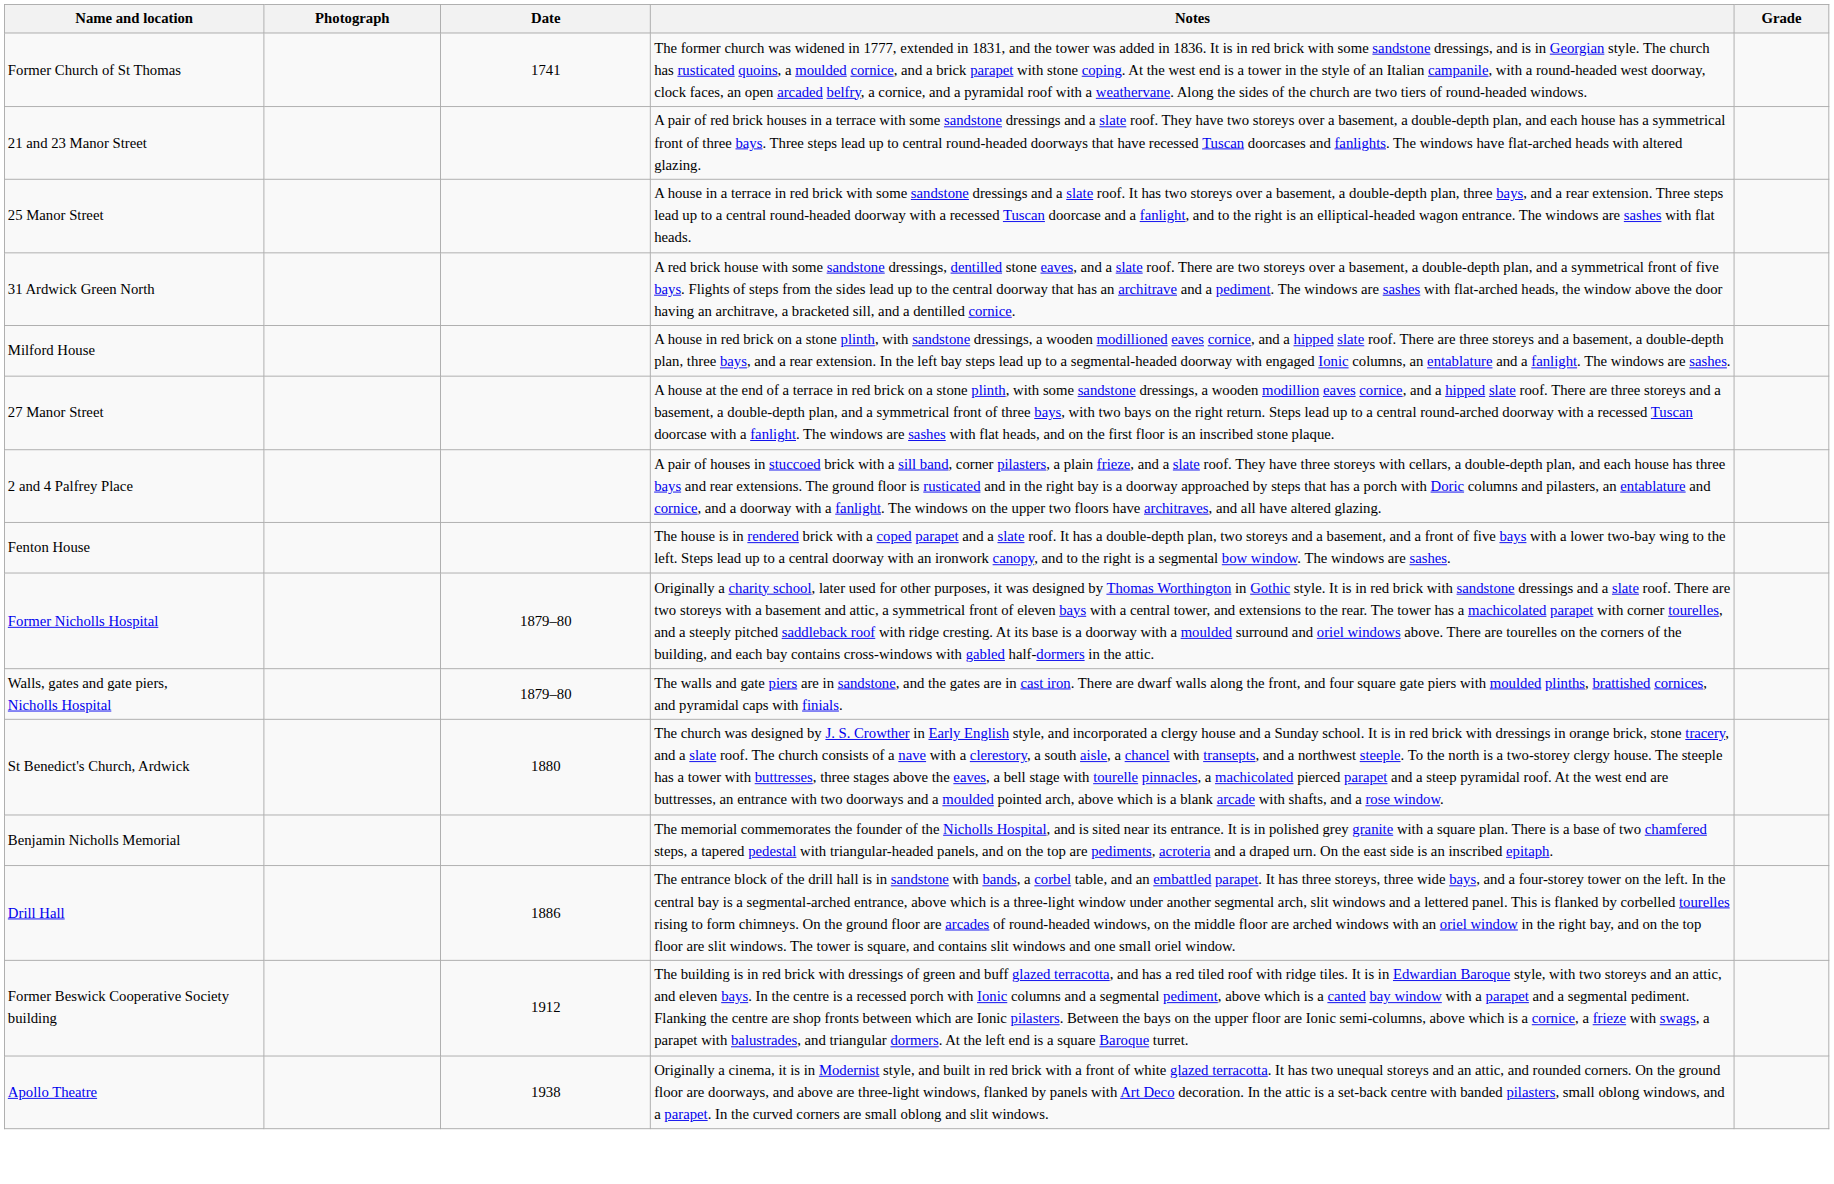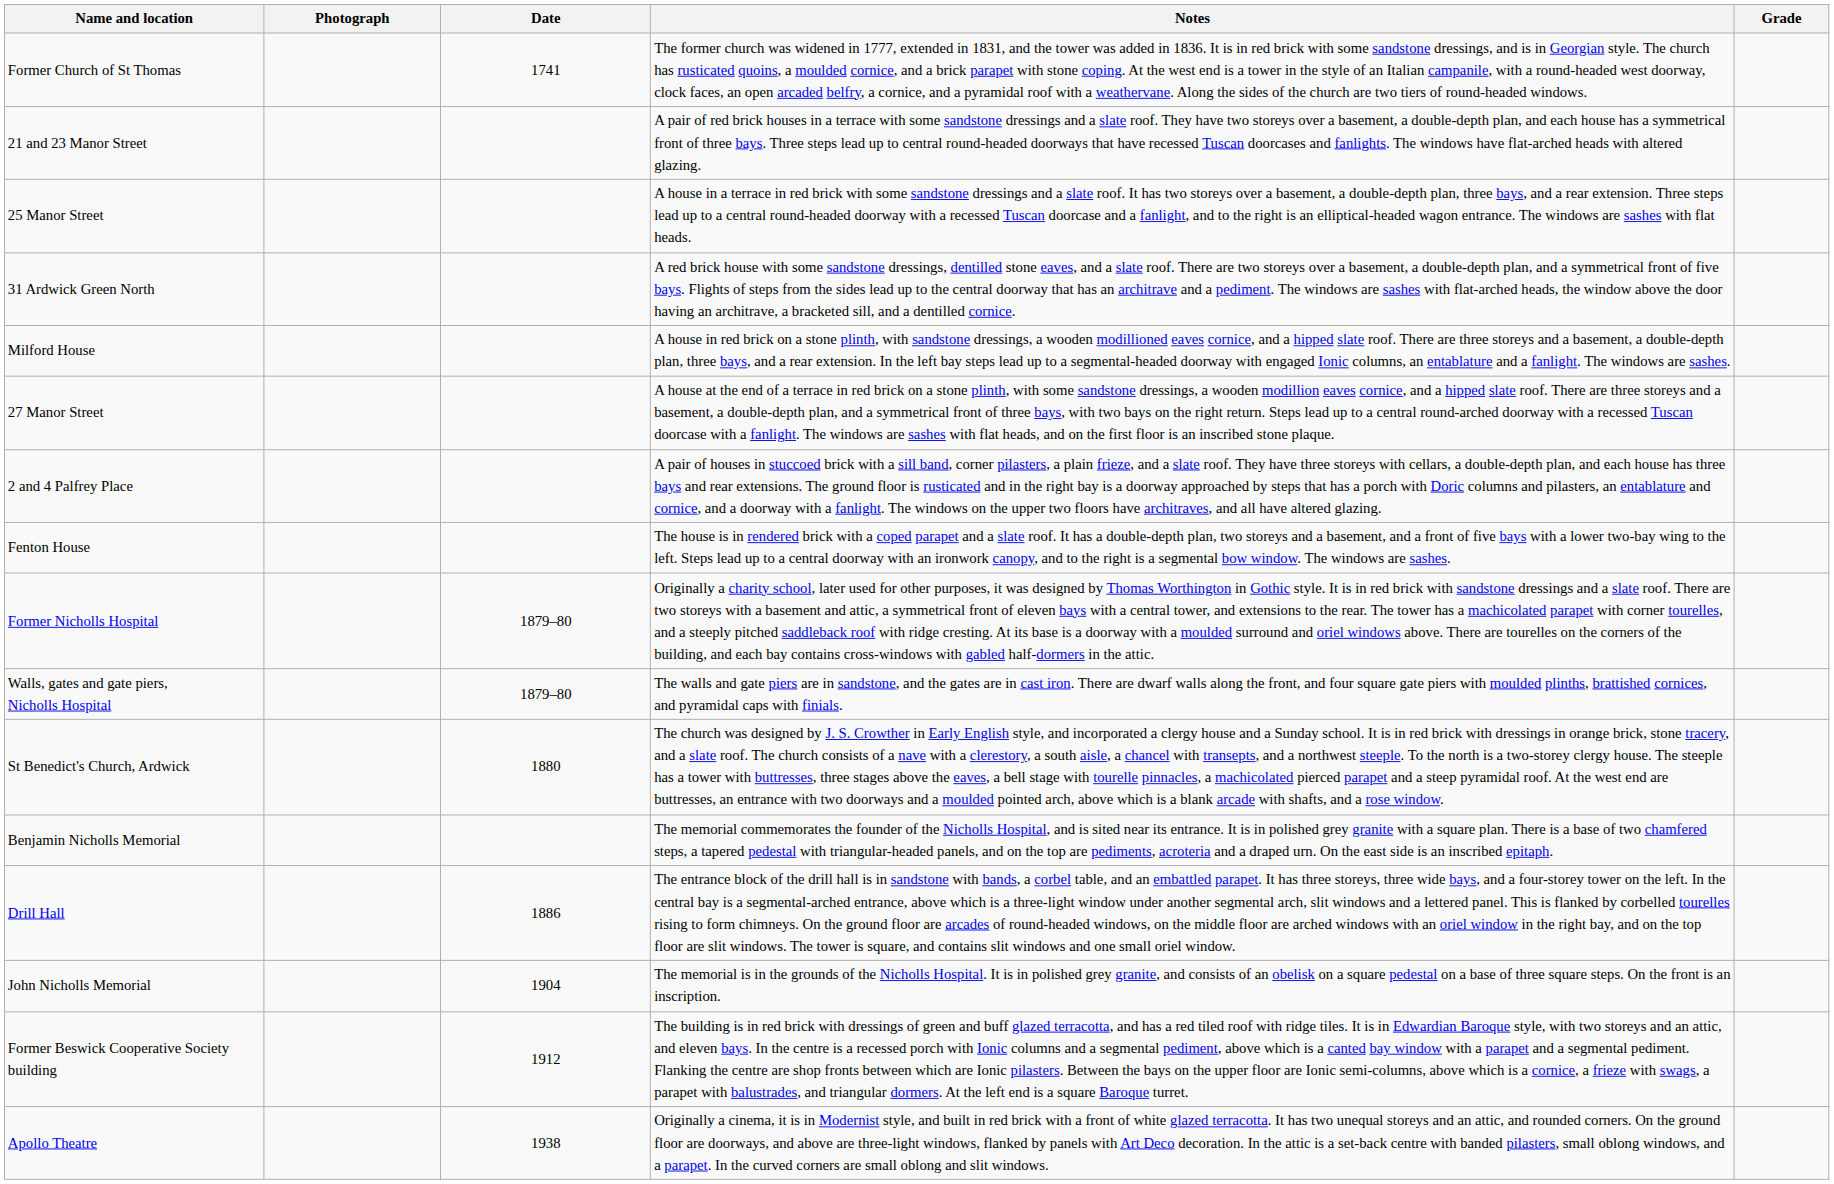+ row: (79, 986)
